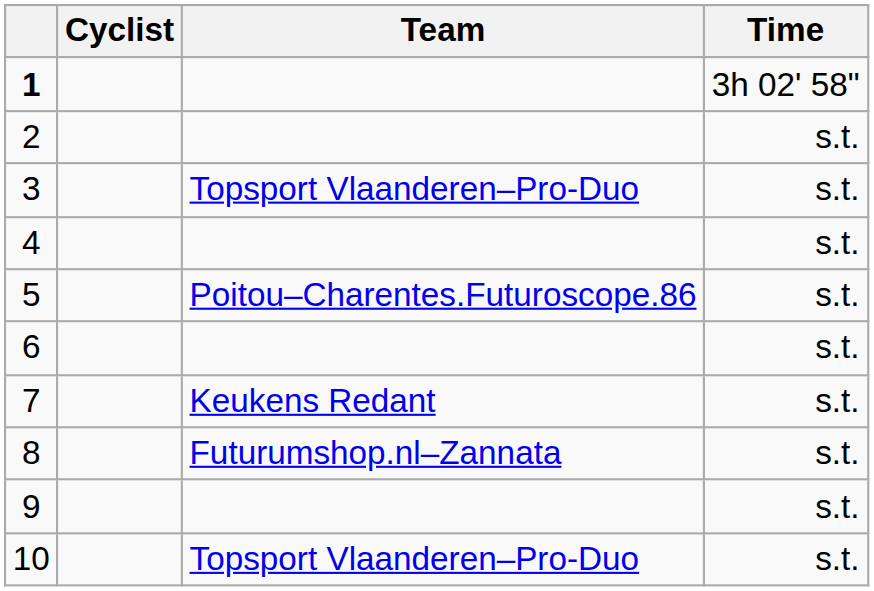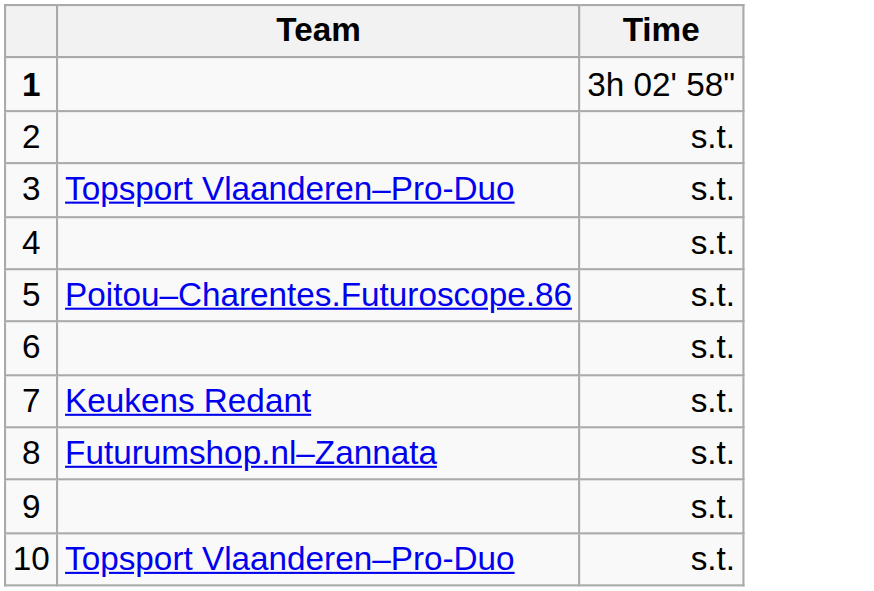- column: (120, 30)
